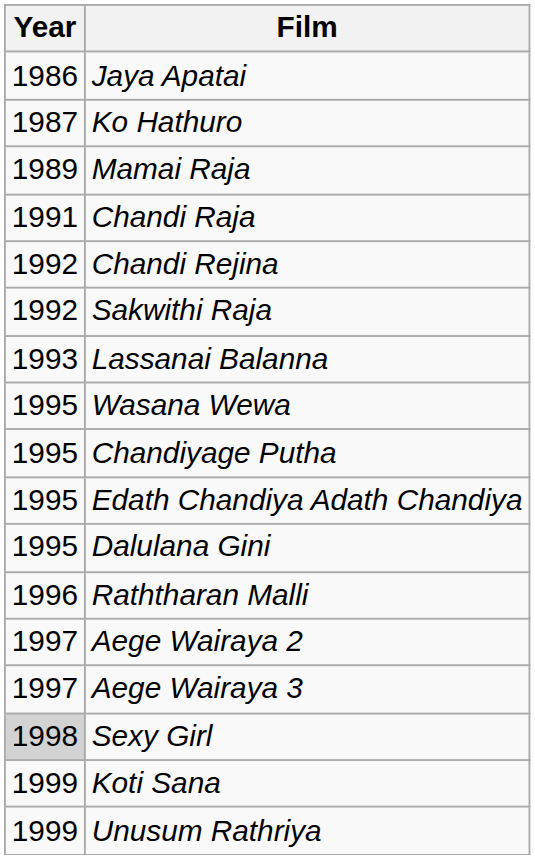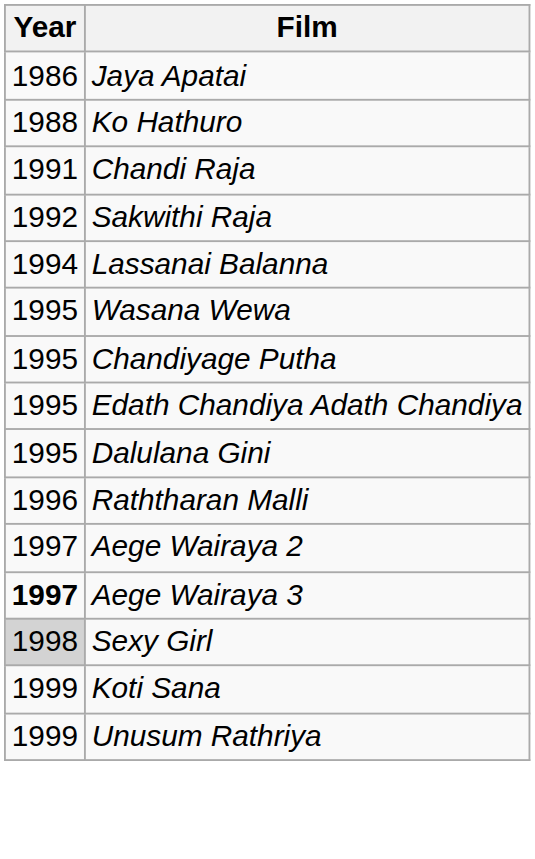(45, 122) 1987 -> (45, 122) 1988
- row: (171, 169)
- row: (185, 264)
(45, 358) 1993 -> (45, 264) 1994
(45, 688) normal -> (45, 594) bold
